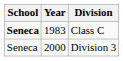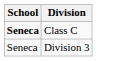- column: (55, 13)
